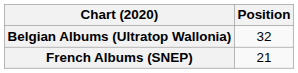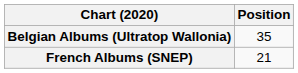(264, 36) 32 -> (264, 36) 35
